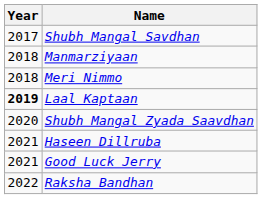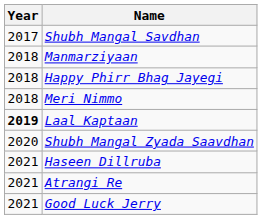+ row: (134, 78)
+ row: (83, 183)
- row: (99, 183)
